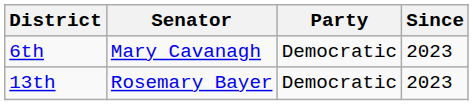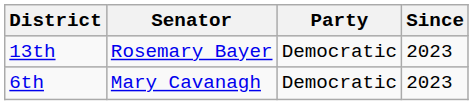rows swapped: (27, 52) <-> (32, 83)
